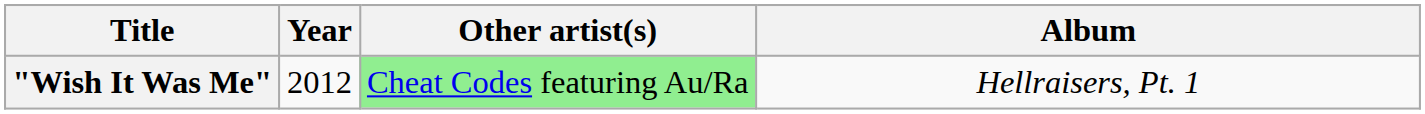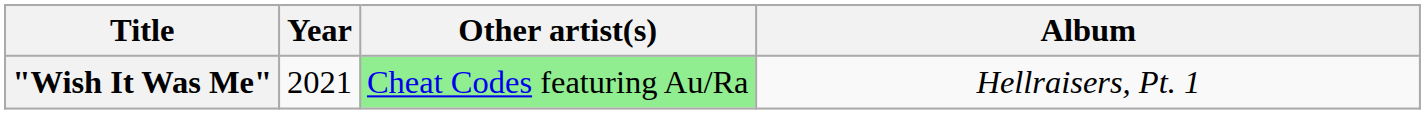(320, 81) 2012 -> (320, 81) 2021
